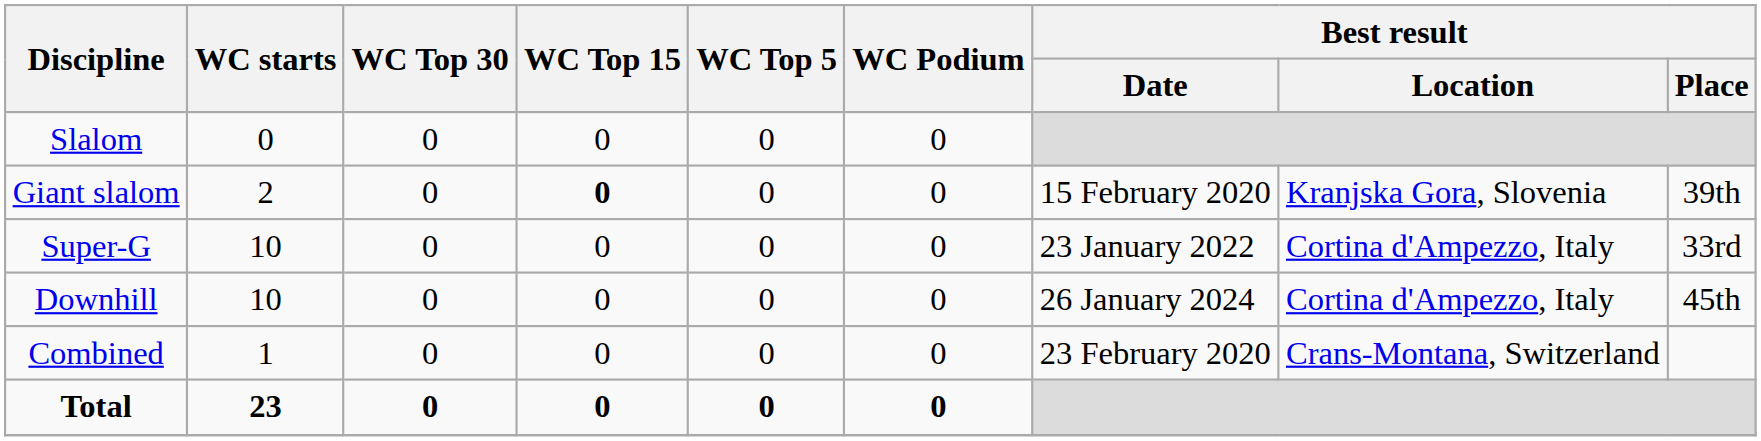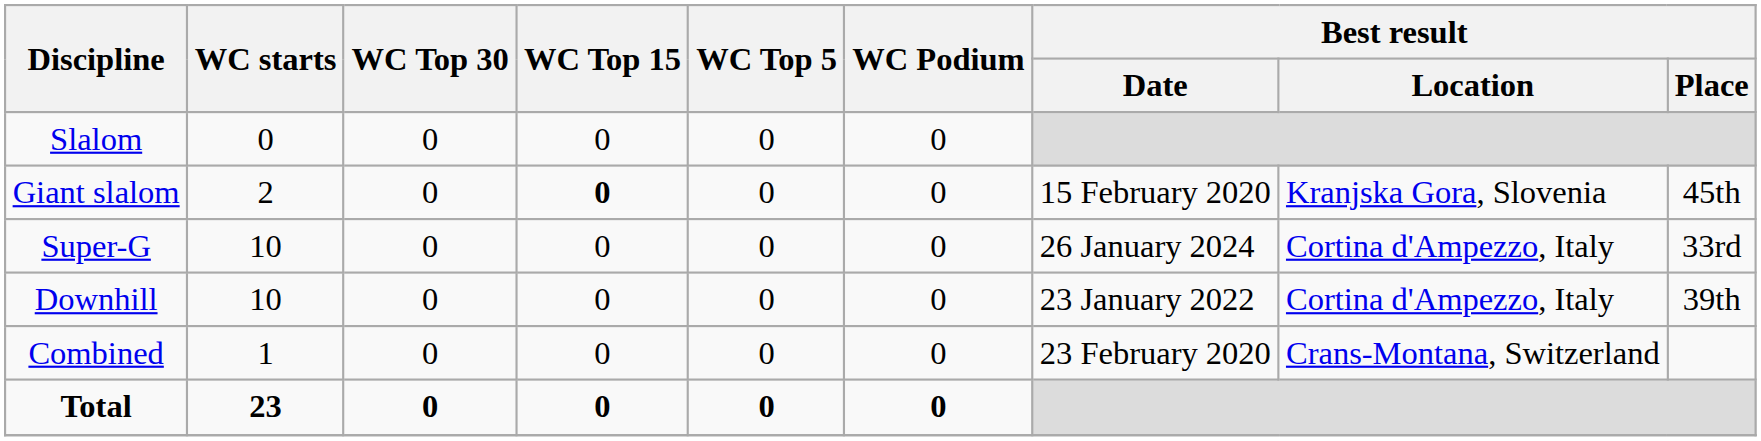(1712, 192) 39th -> (1712, 192) 45th
(1147, 246) 23 January 2022 -> (1147, 246) 26 January 2024
(1147, 299) 26 January 2024 -> (1147, 299) 23 January 2022
(1712, 299) 45th -> (1712, 299) 39th
